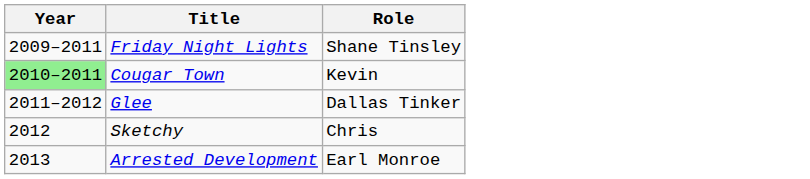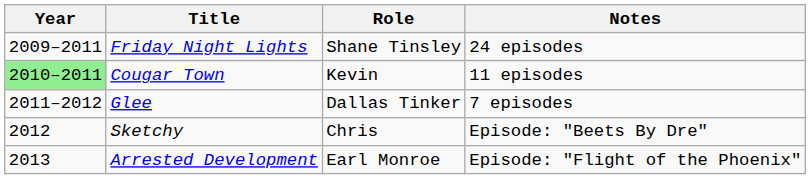+ column: (635, 19)
